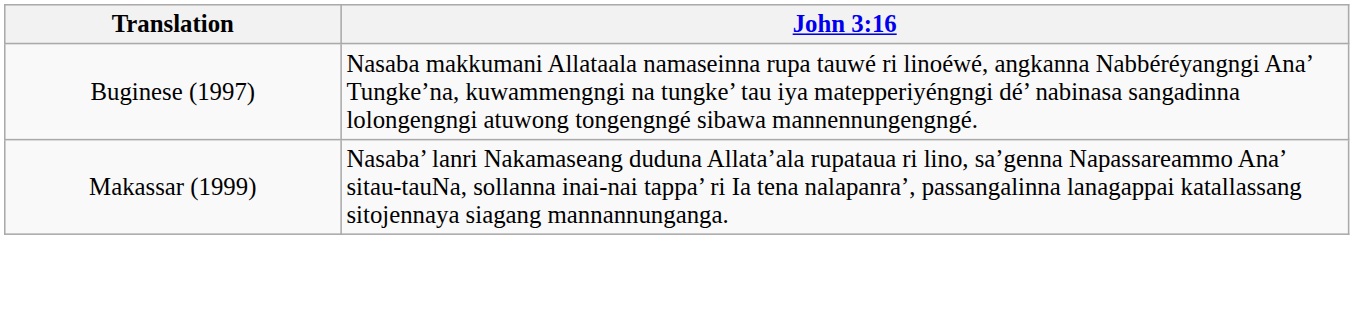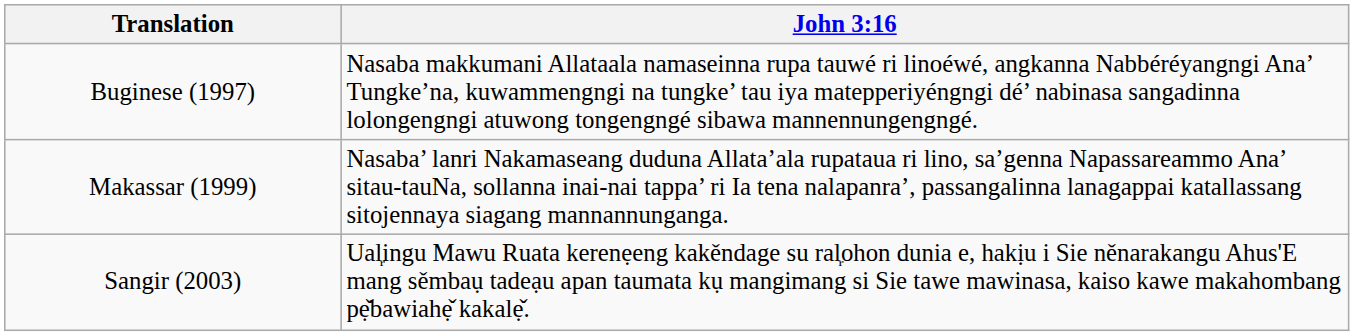+ row: (173, 281)
